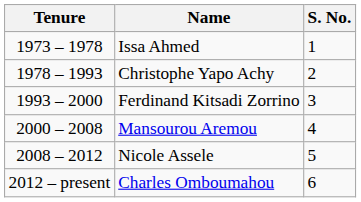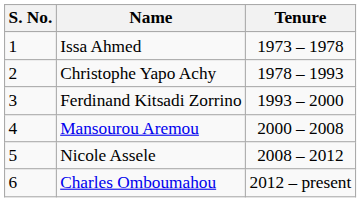columns swapped: (329, 18) <-> (59, 18)
